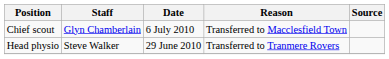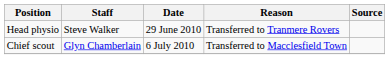rows swapped: (33, 45) <-> (31, 29)
